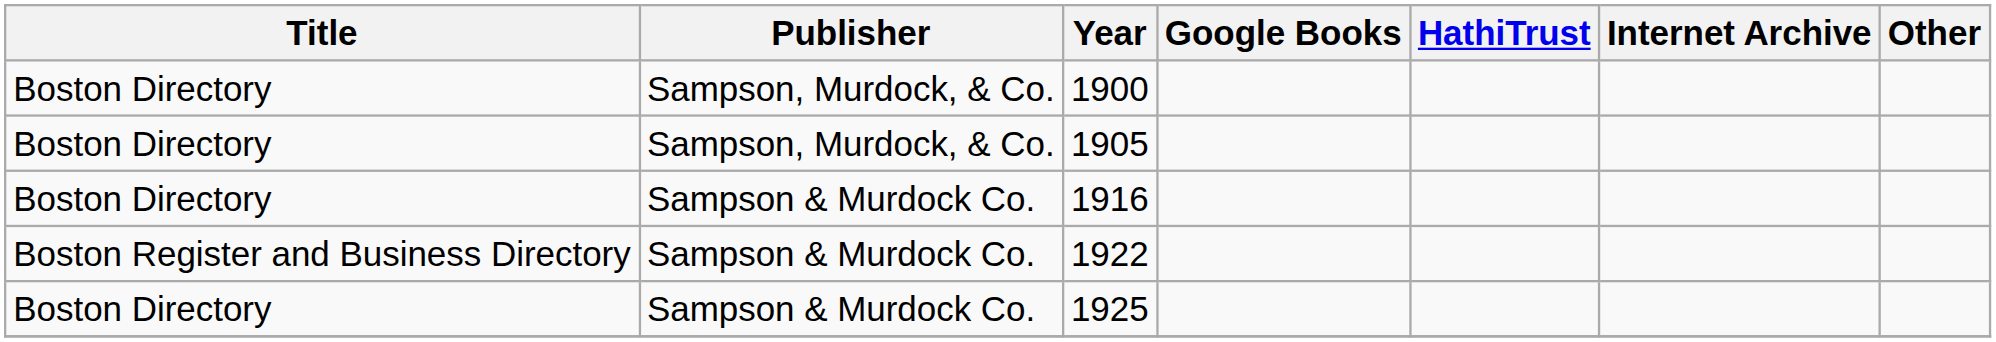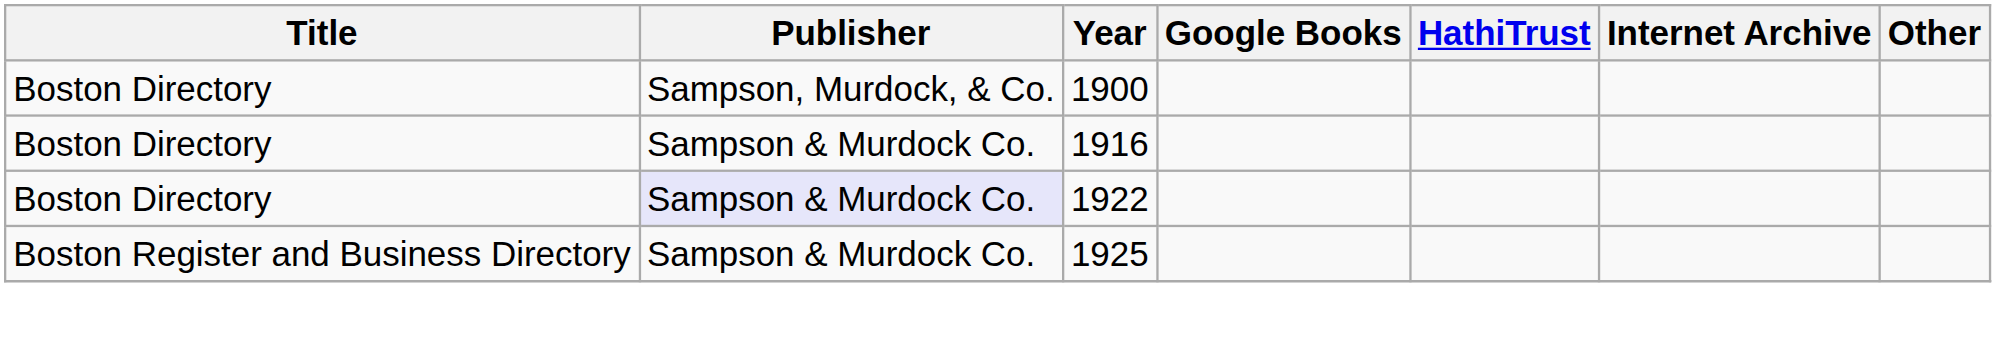- row: (1110, 144)
(322, 254) Boston Register and Business Directory -> (142, 199) Boston Directory
(841, 254) no background -> (841, 199) lavender background
(142, 310) Boston Directory -> (322, 254) Boston Register and Business Directory
